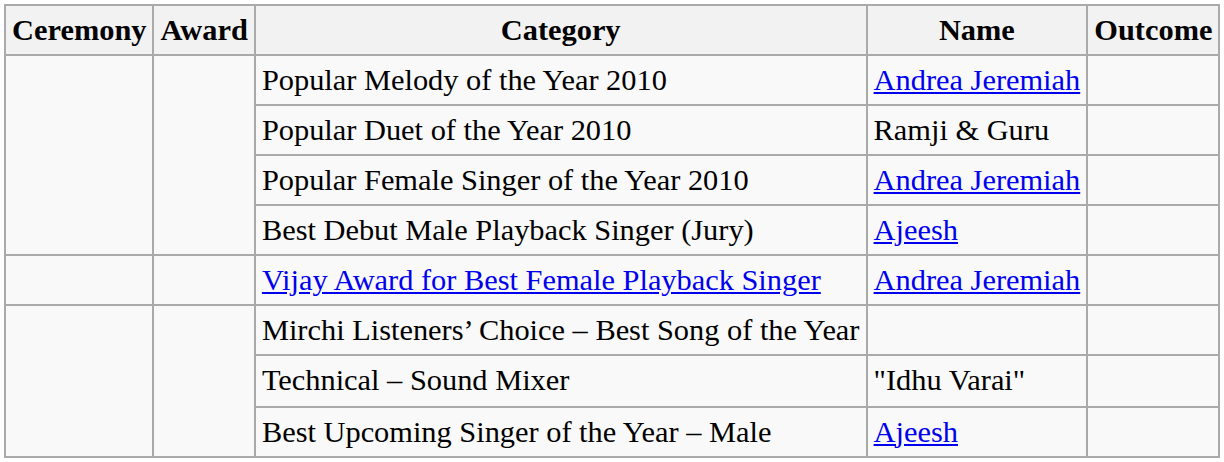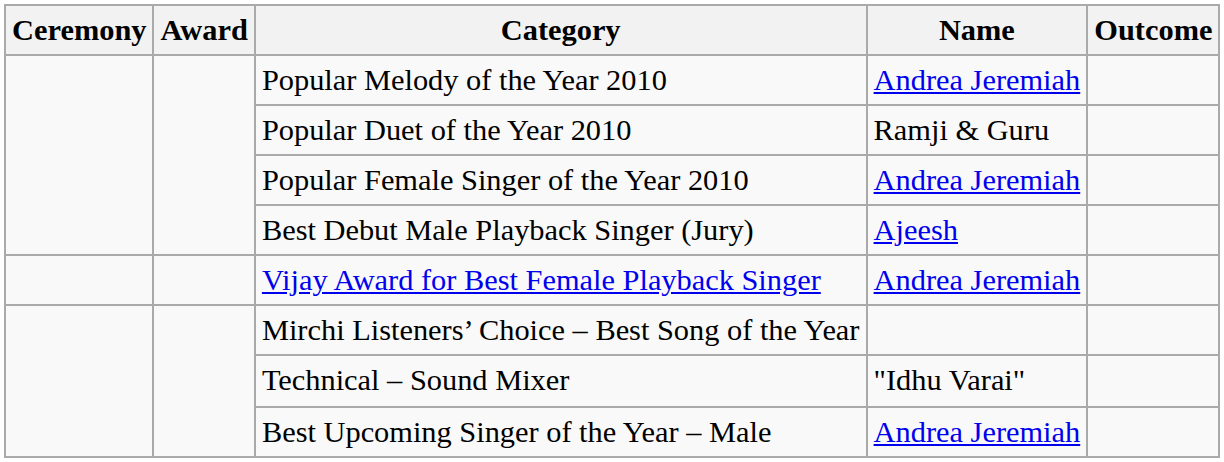(916, 430) Ajeesh -> (977, 430) Andrea Jeremiah
